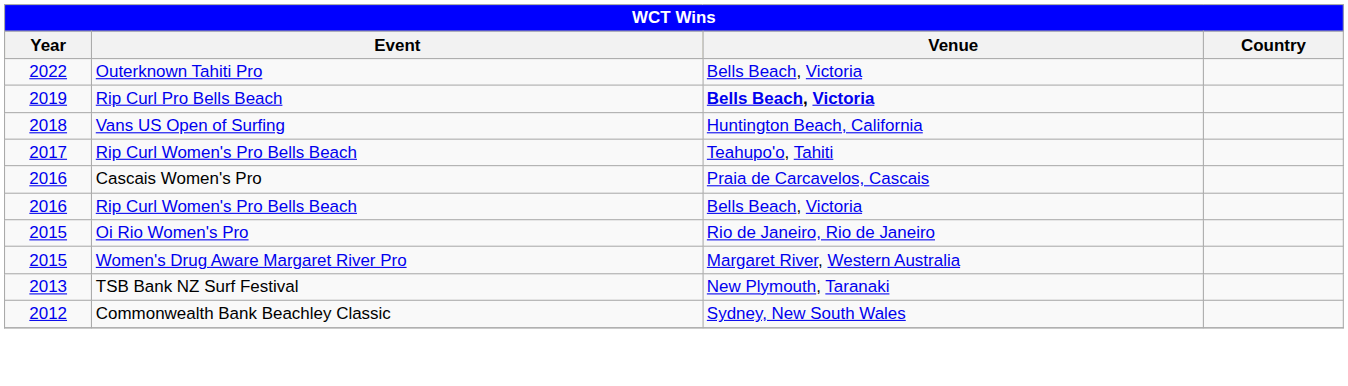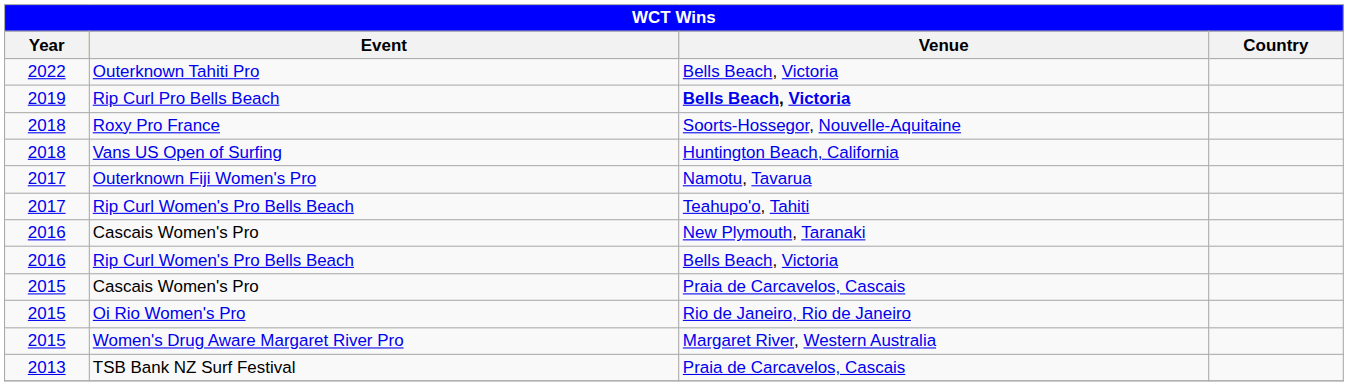+ row: (47, 125)
+ row: (47, 179)
(818, 179) Praia de Carcavelos, Cascais -> (774, 233) New Plymouth, Taranaki
+ row: (47, 286)
(798, 286) New Plymouth, Taranaki -> (794, 367) Praia de Carcavelos, Cascais
- row: (48, 313)
